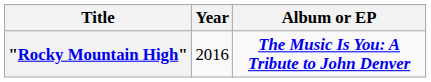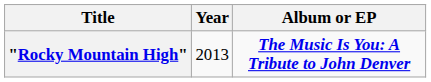(212, 53) 2016 -> (212, 53) 2013
